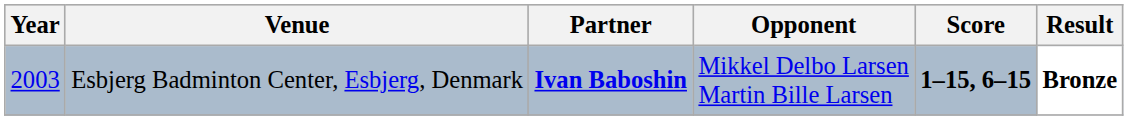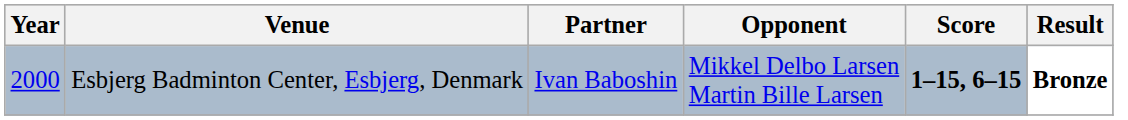(35, 80) 2003 -> (35, 80) 2000
(611, 80) bold -> (606, 80) normal
